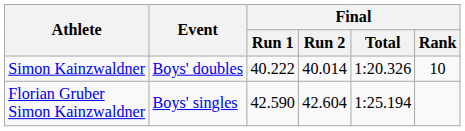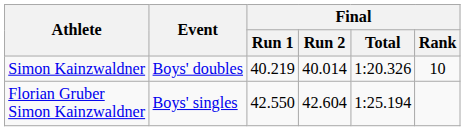(273, 68) 40.222 -> (273, 68) 40.219
(273, 103) 42.590 -> (273, 103) 42.550
